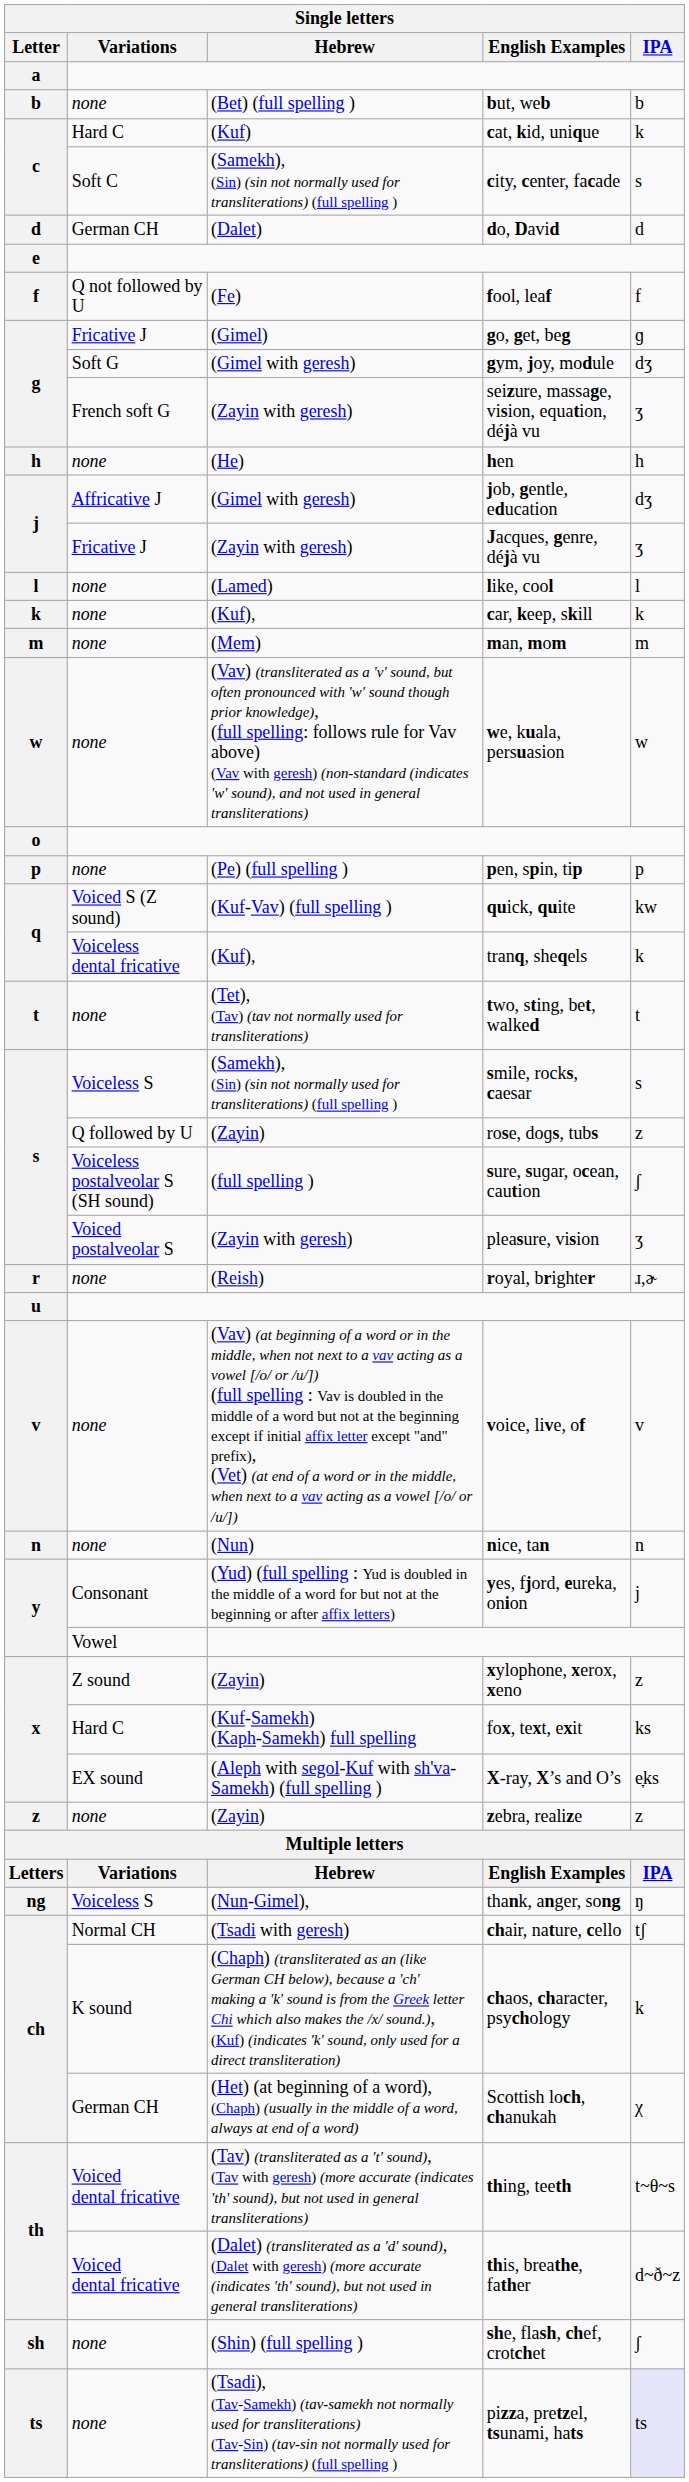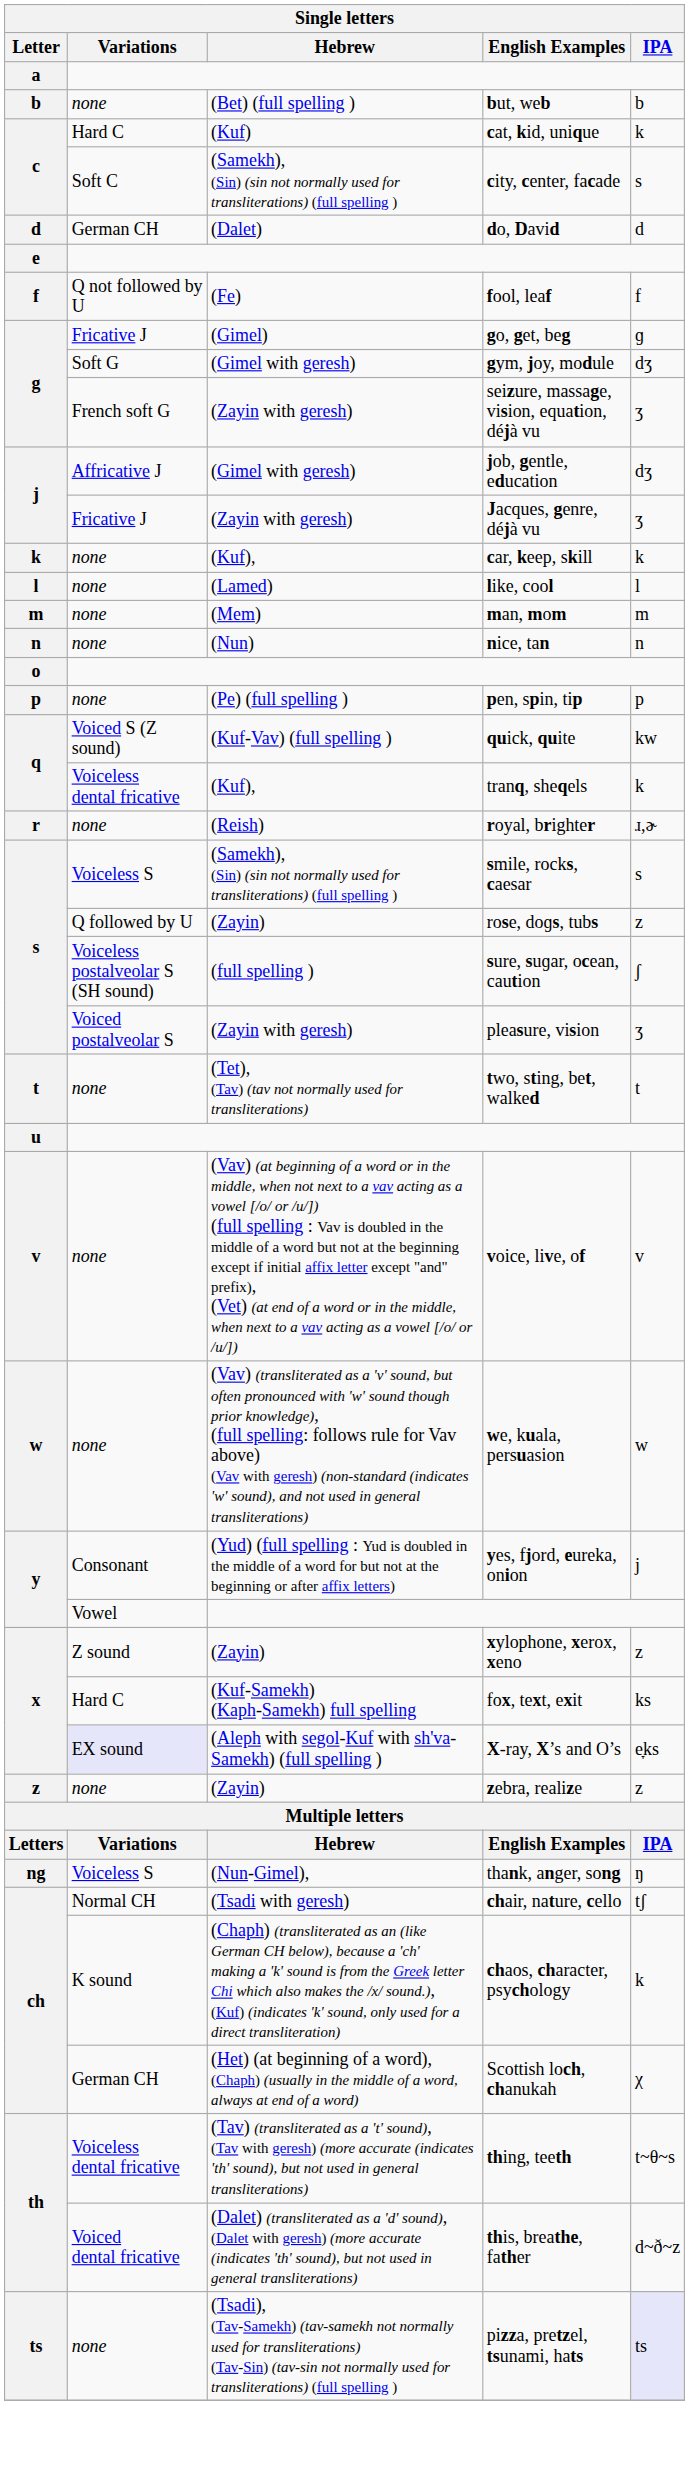- row: (36, 460)
rows swapped: (36, 614) <-> (36, 586)
rows swapped: (36, 1544) <-> (36, 741)
rows swapped: (36, 1278) <-> (36, 1015)
(107, 1777) no background -> (107, 1749) lavender background
(126, 2186) Voiced dental fricative -> (126, 2158) Voiceless dental fricative
- row: (36, 2344)
